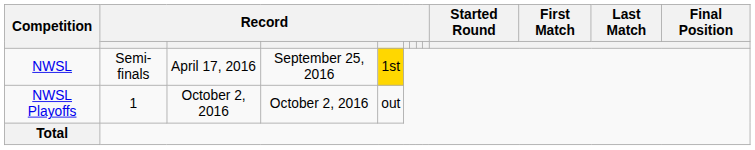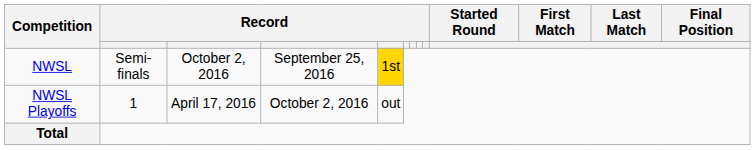(214, 66) April 17, 2016 -> (214, 66) October 2, 2016
(214, 104) October 2, 2016 -> (214, 104) April 17, 2016
